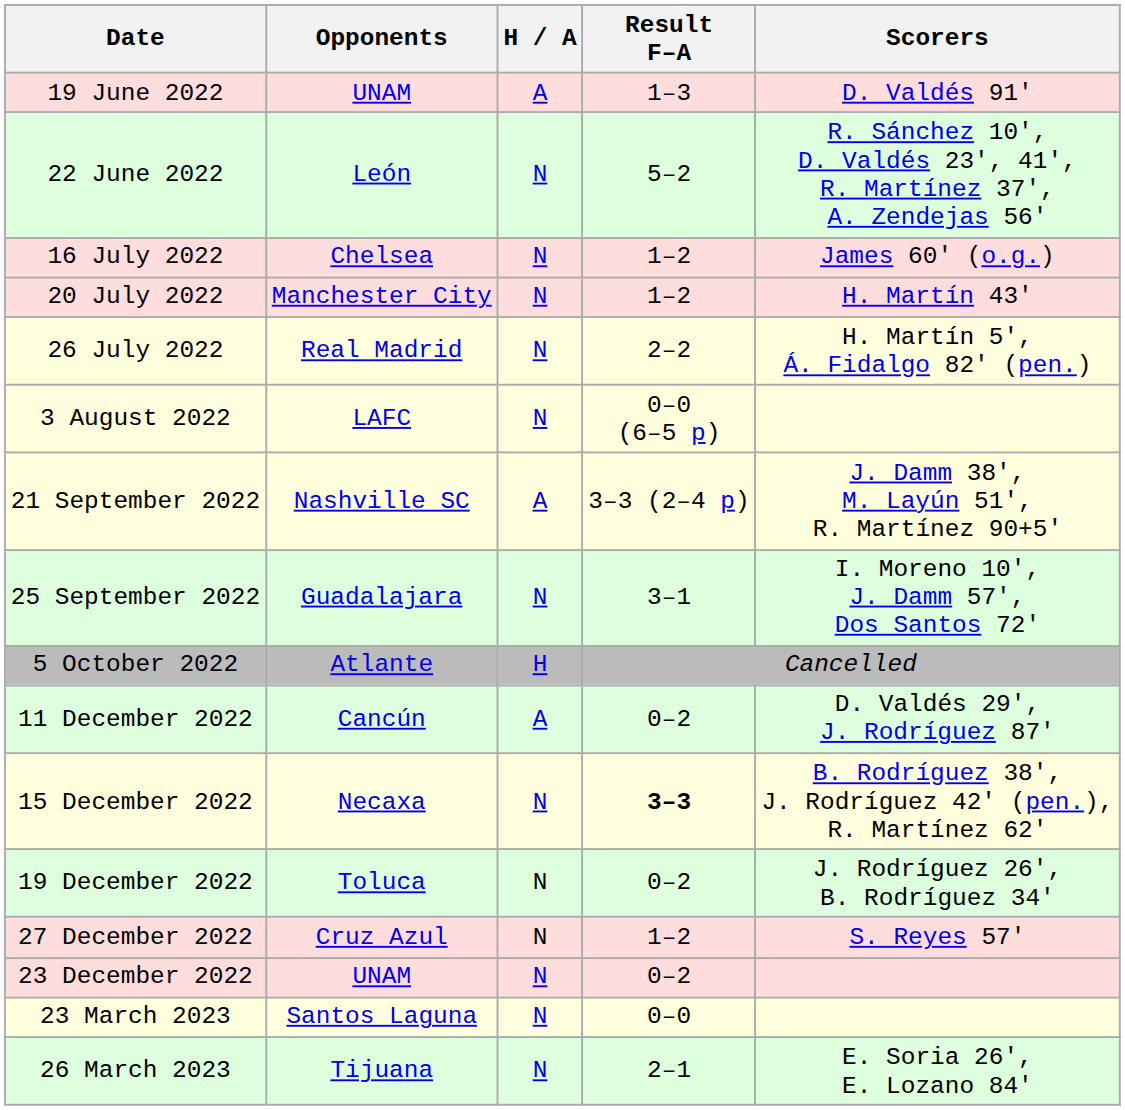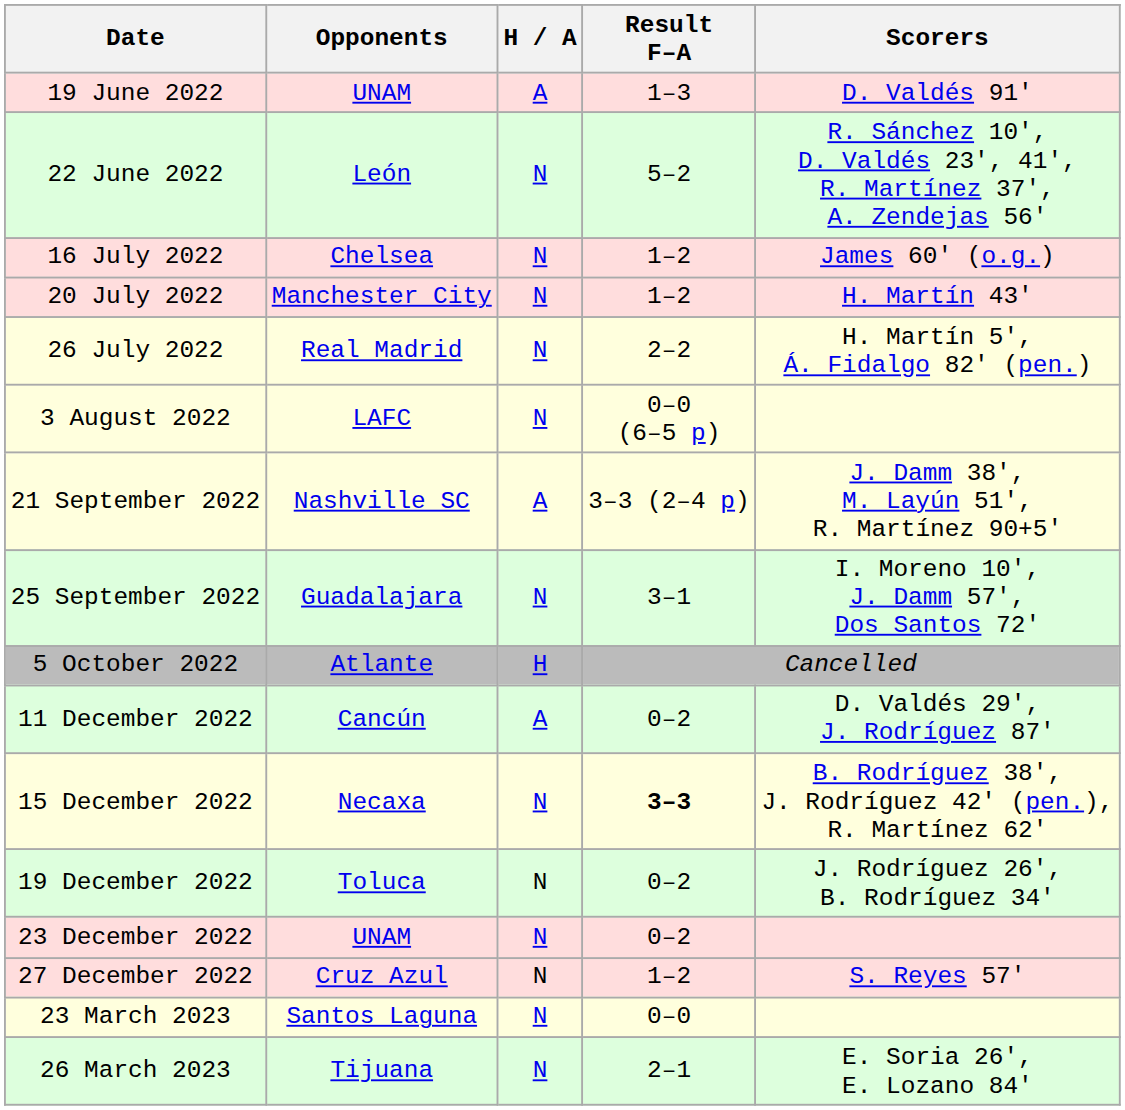rows swapped: (135, 977) <-> (135, 937)
